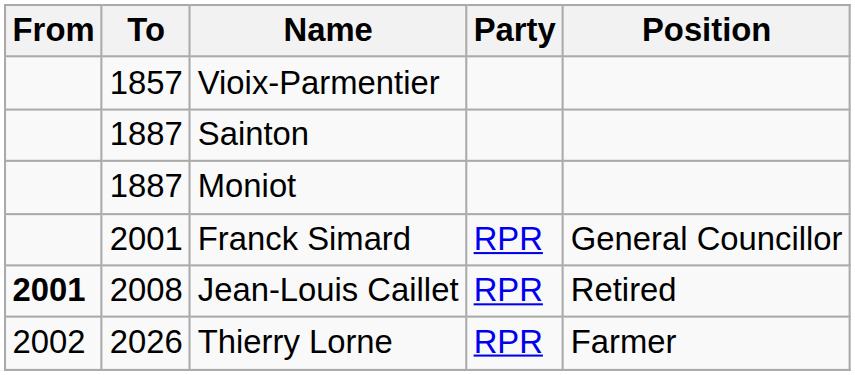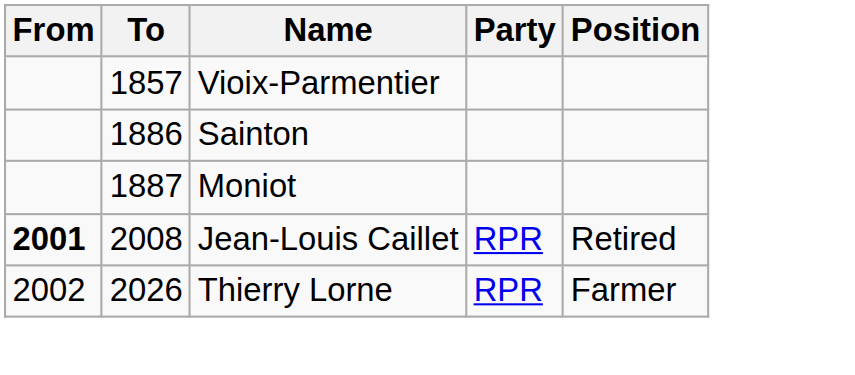(146, 134) 1887 -> (146, 134) 1886
- row: (304, 238)
